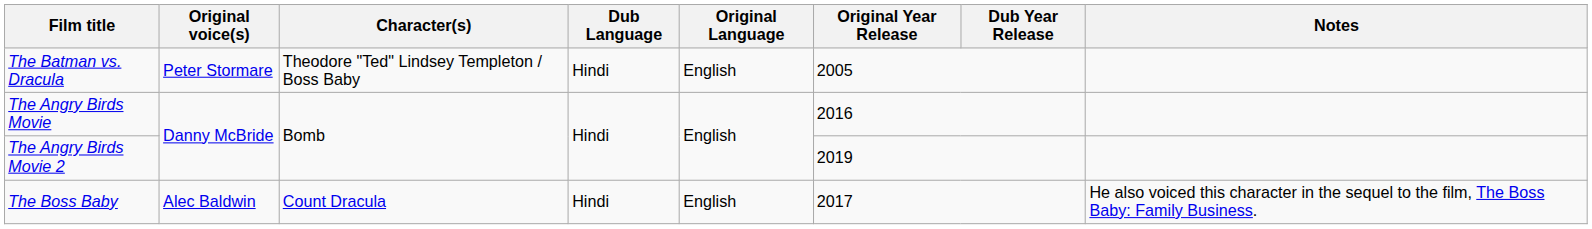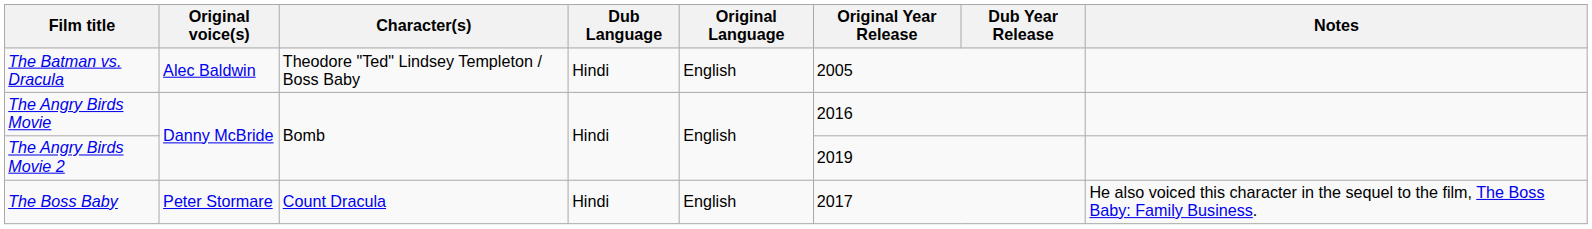(218, 70) Peter Stormare -> (209, 70) Alec Baldwin
(209, 201) Alec Baldwin -> (218, 201) Peter Stormare
